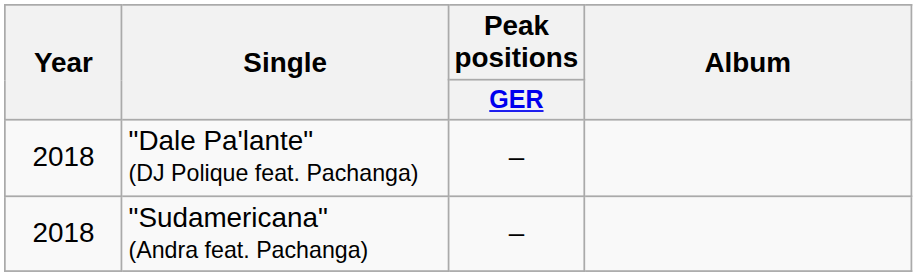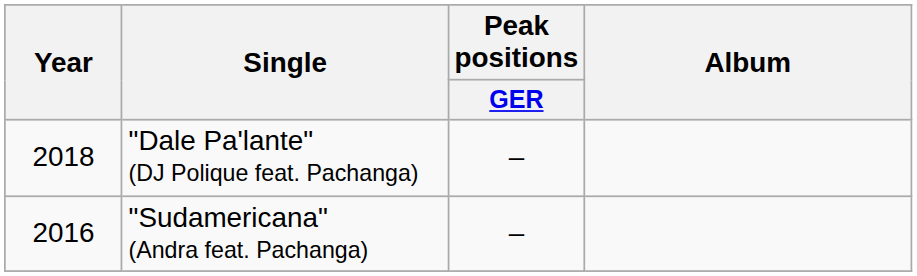(63, 232) 2018 -> (63, 232) 2016
